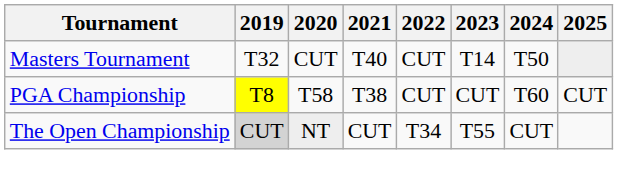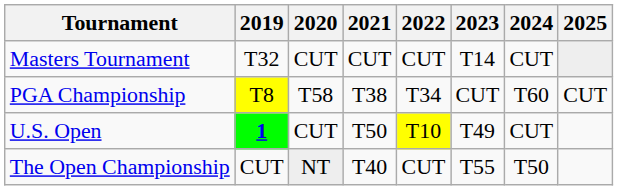(370, 58) T40 -> (370, 58) CUT
(531, 58) T50 -> (531, 58) CUT
(423, 94) CUT -> (423, 94) T34
+ row: (56, 131)
(262, 131) lightgrey background -> (262, 167) no background
(370, 131) CUT -> (370, 167) T40
(423, 131) T34 -> (423, 167) CUT
(531, 131) CUT -> (531, 167) T50
